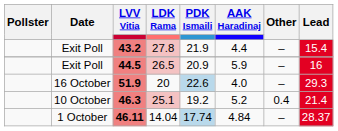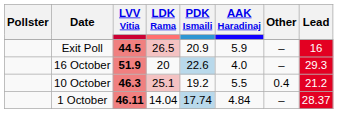- row: (130, 48)
(239, 100) 5.2 -> (239, 83) 5.5
(316, 100) 21.4 -> (316, 83) 21.2
